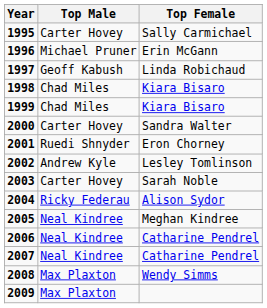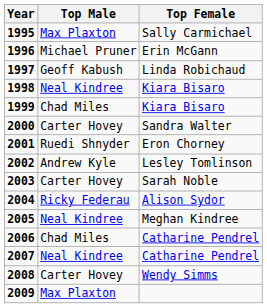(81, 32) Carter Hovey -> (78, 32) Max Plaxton
(75, 88) Chad Miles -> (81, 88) Neal Kindree
(81, 238) Neal Kindree -> (75, 238) Chad Miles
(78, 275) Max Plaxton -> (81, 275) Carter Hovey
